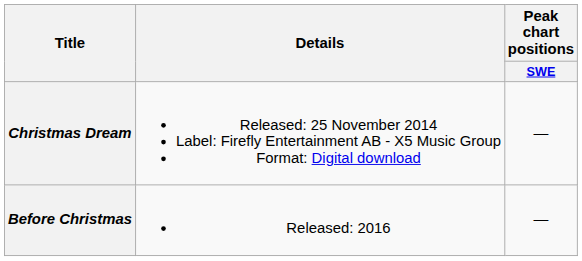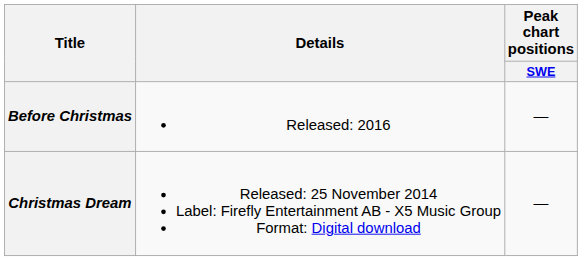rows swapped: (70, 133) <-> (70, 220)
